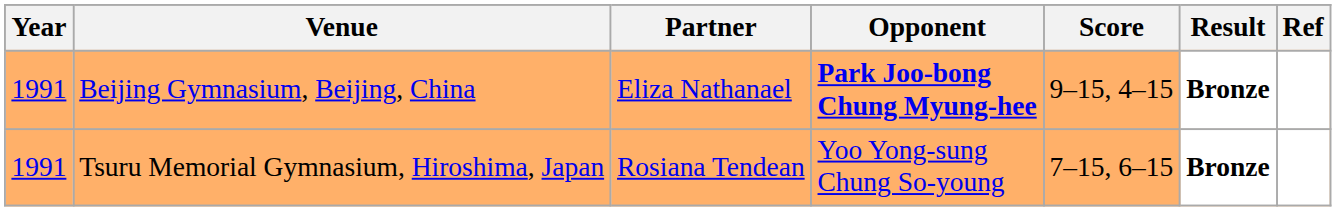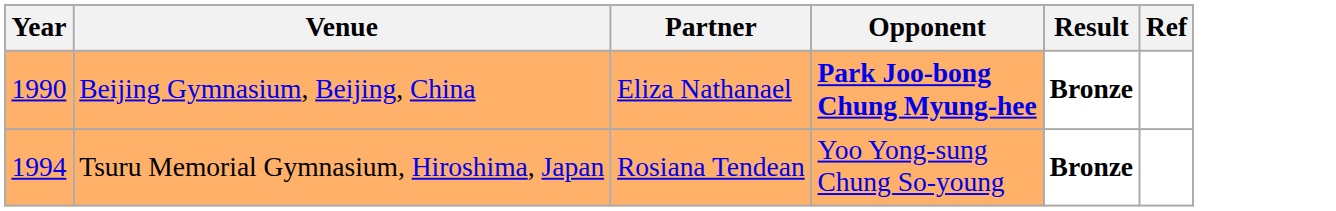- column: (1111, 27)
(39, 89) 1991 -> (39, 89) 1990
(39, 167) 1991 -> (39, 167) 1994
